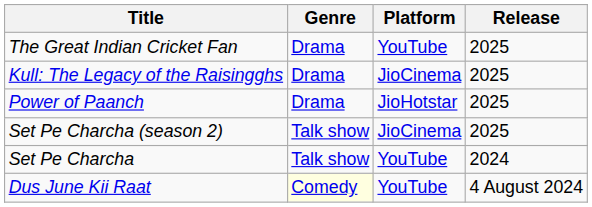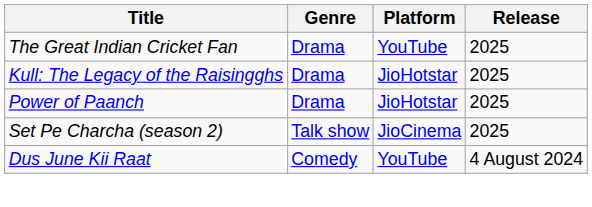(419, 74) JioCinema -> (417, 74) JioHotstar
- row: (71, 159)
(324, 187) lightyellow background -> (324, 159) no background
